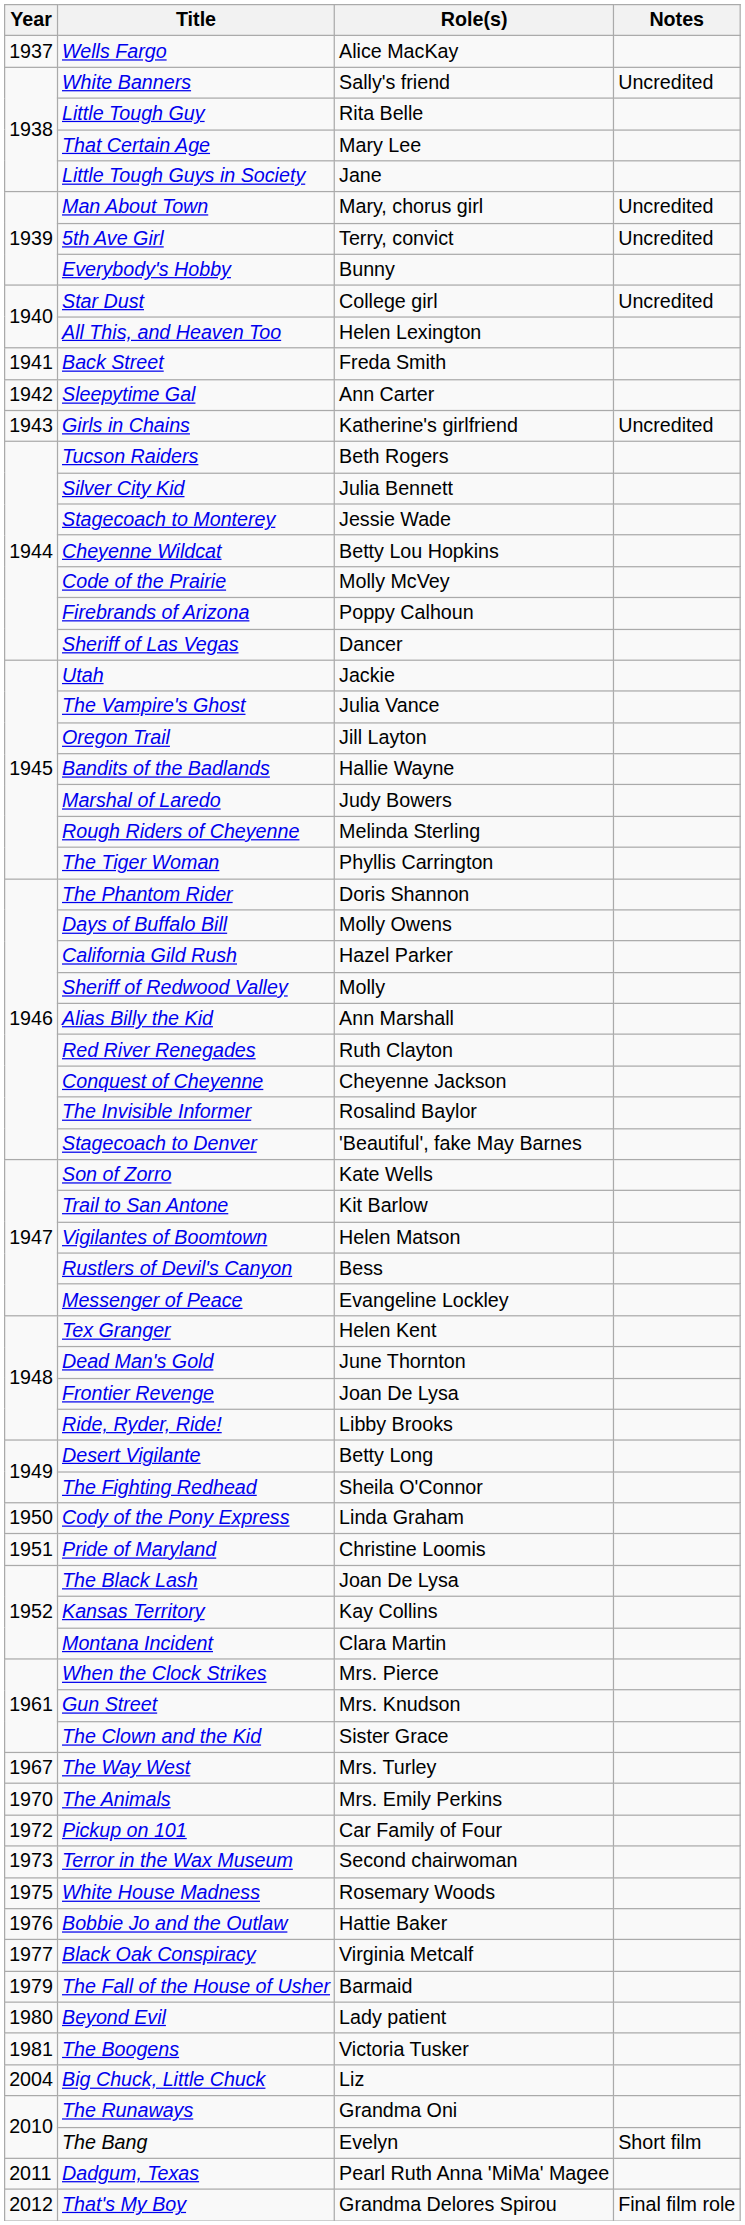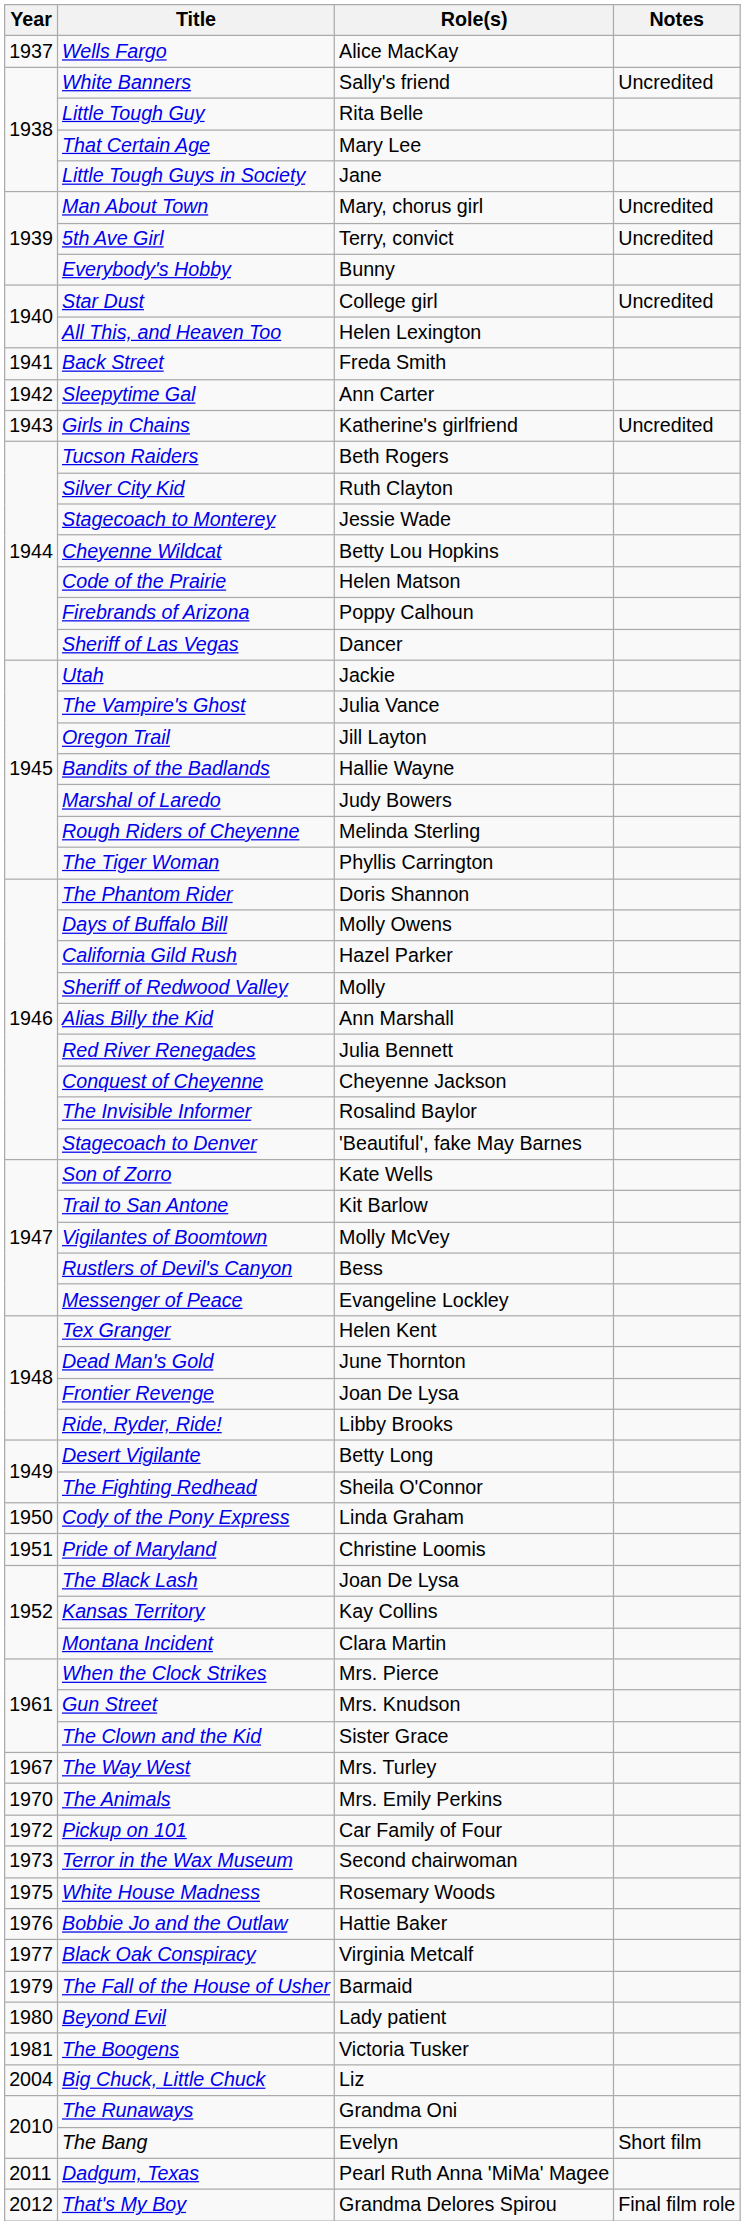(396, 488) Julia Bennett -> (396, 488) Ruth Clayton
(394, 581) Molly McVey -> (400, 581) Helen Matson
(396, 1050) Ruth Clayton -> (396, 1050) Julia Bennett
(400, 1237) Helen Matson -> (394, 1237) Molly McVey
